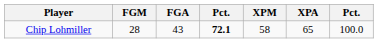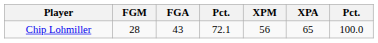(221, 29) bold -> (221, 29) normal
(265, 29) 58 -> (265, 29) 56
